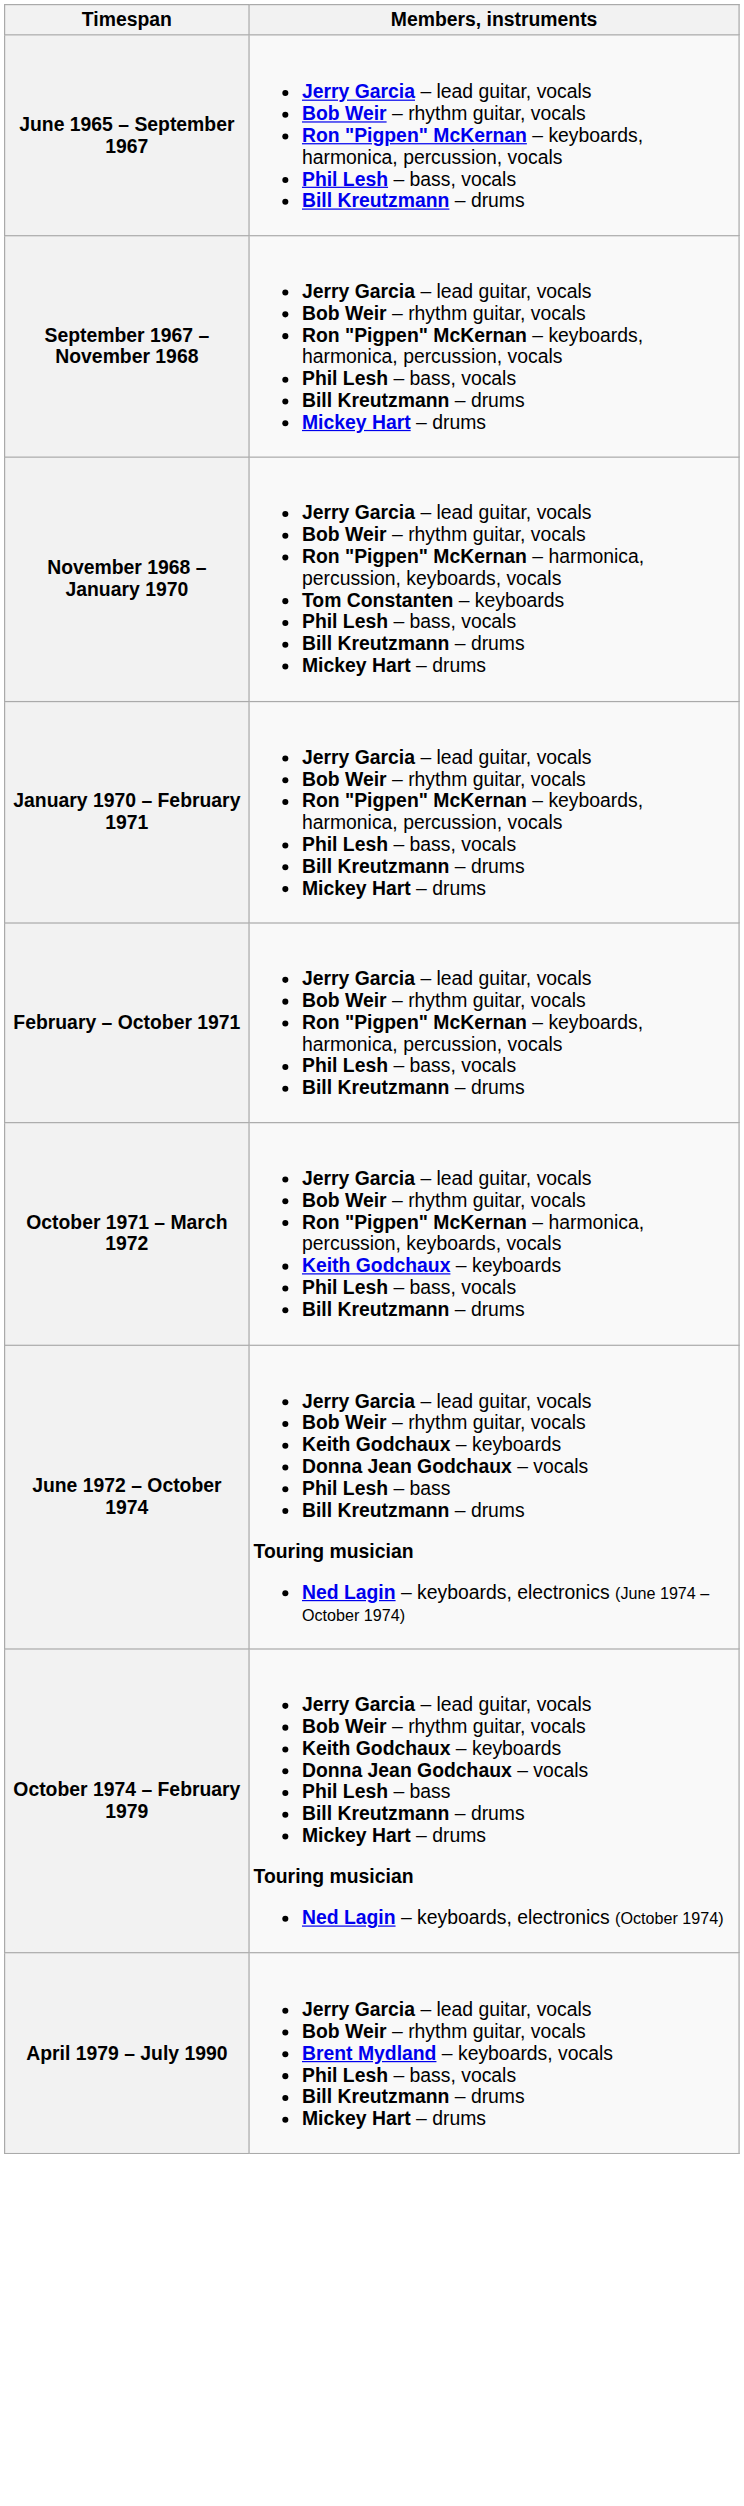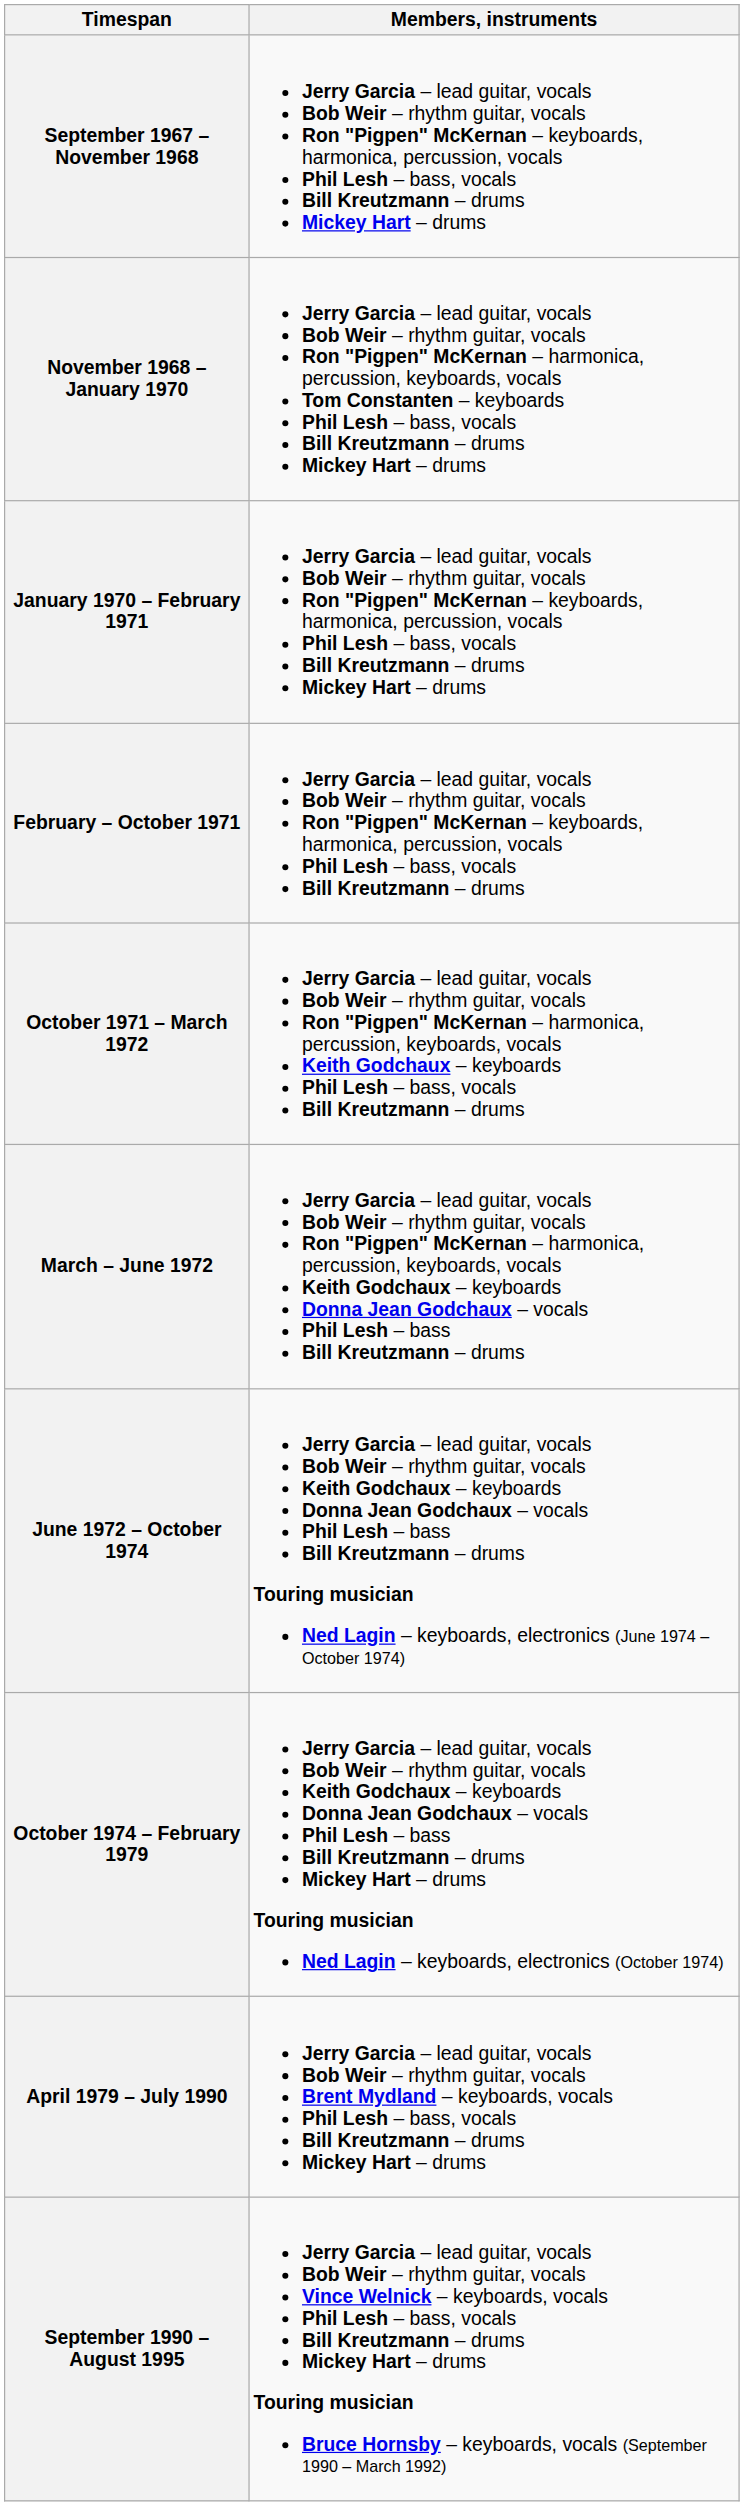- row: (127, 135)
+ row: (127, 1266)
+ row: (127, 2348)
